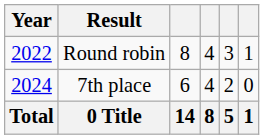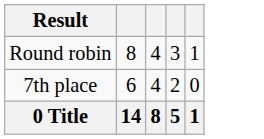- column: (32, 20)
